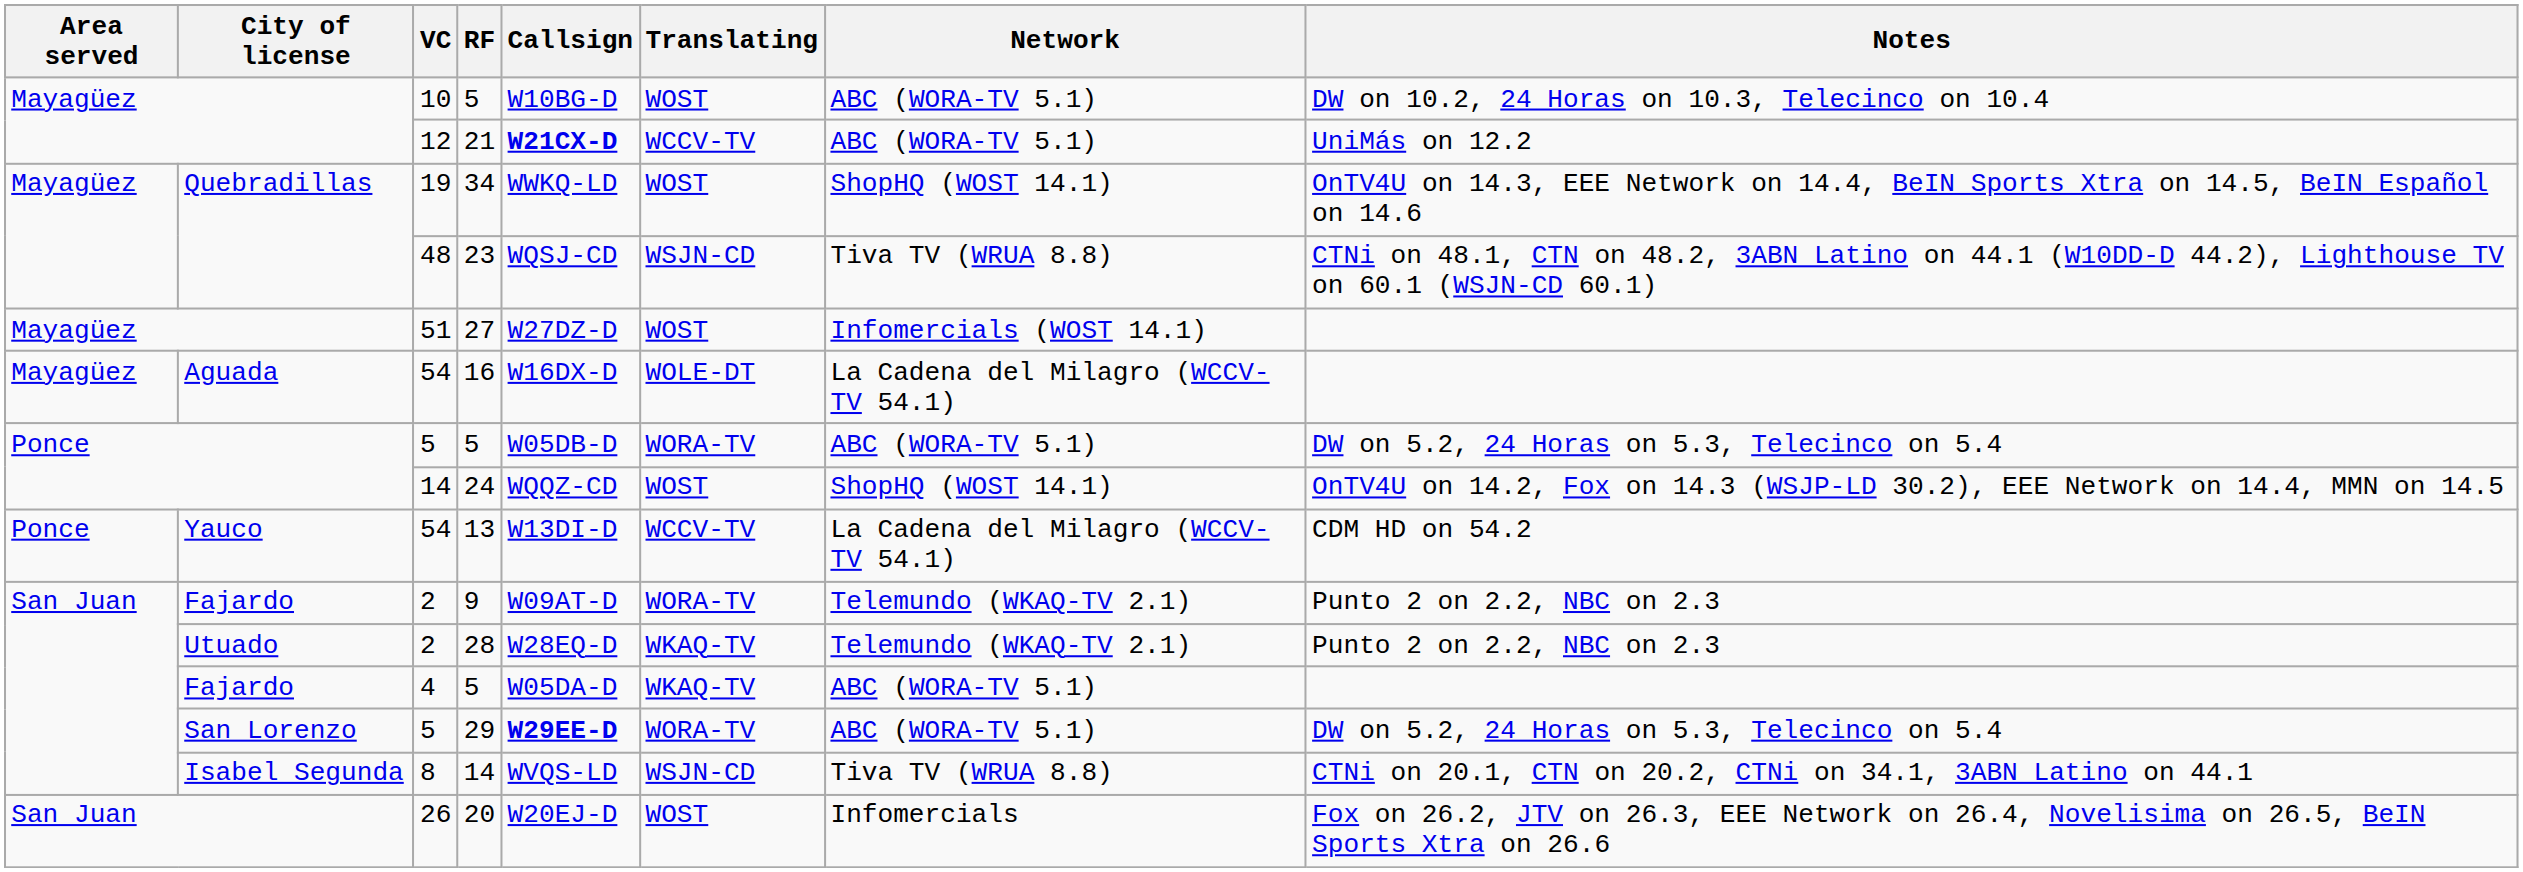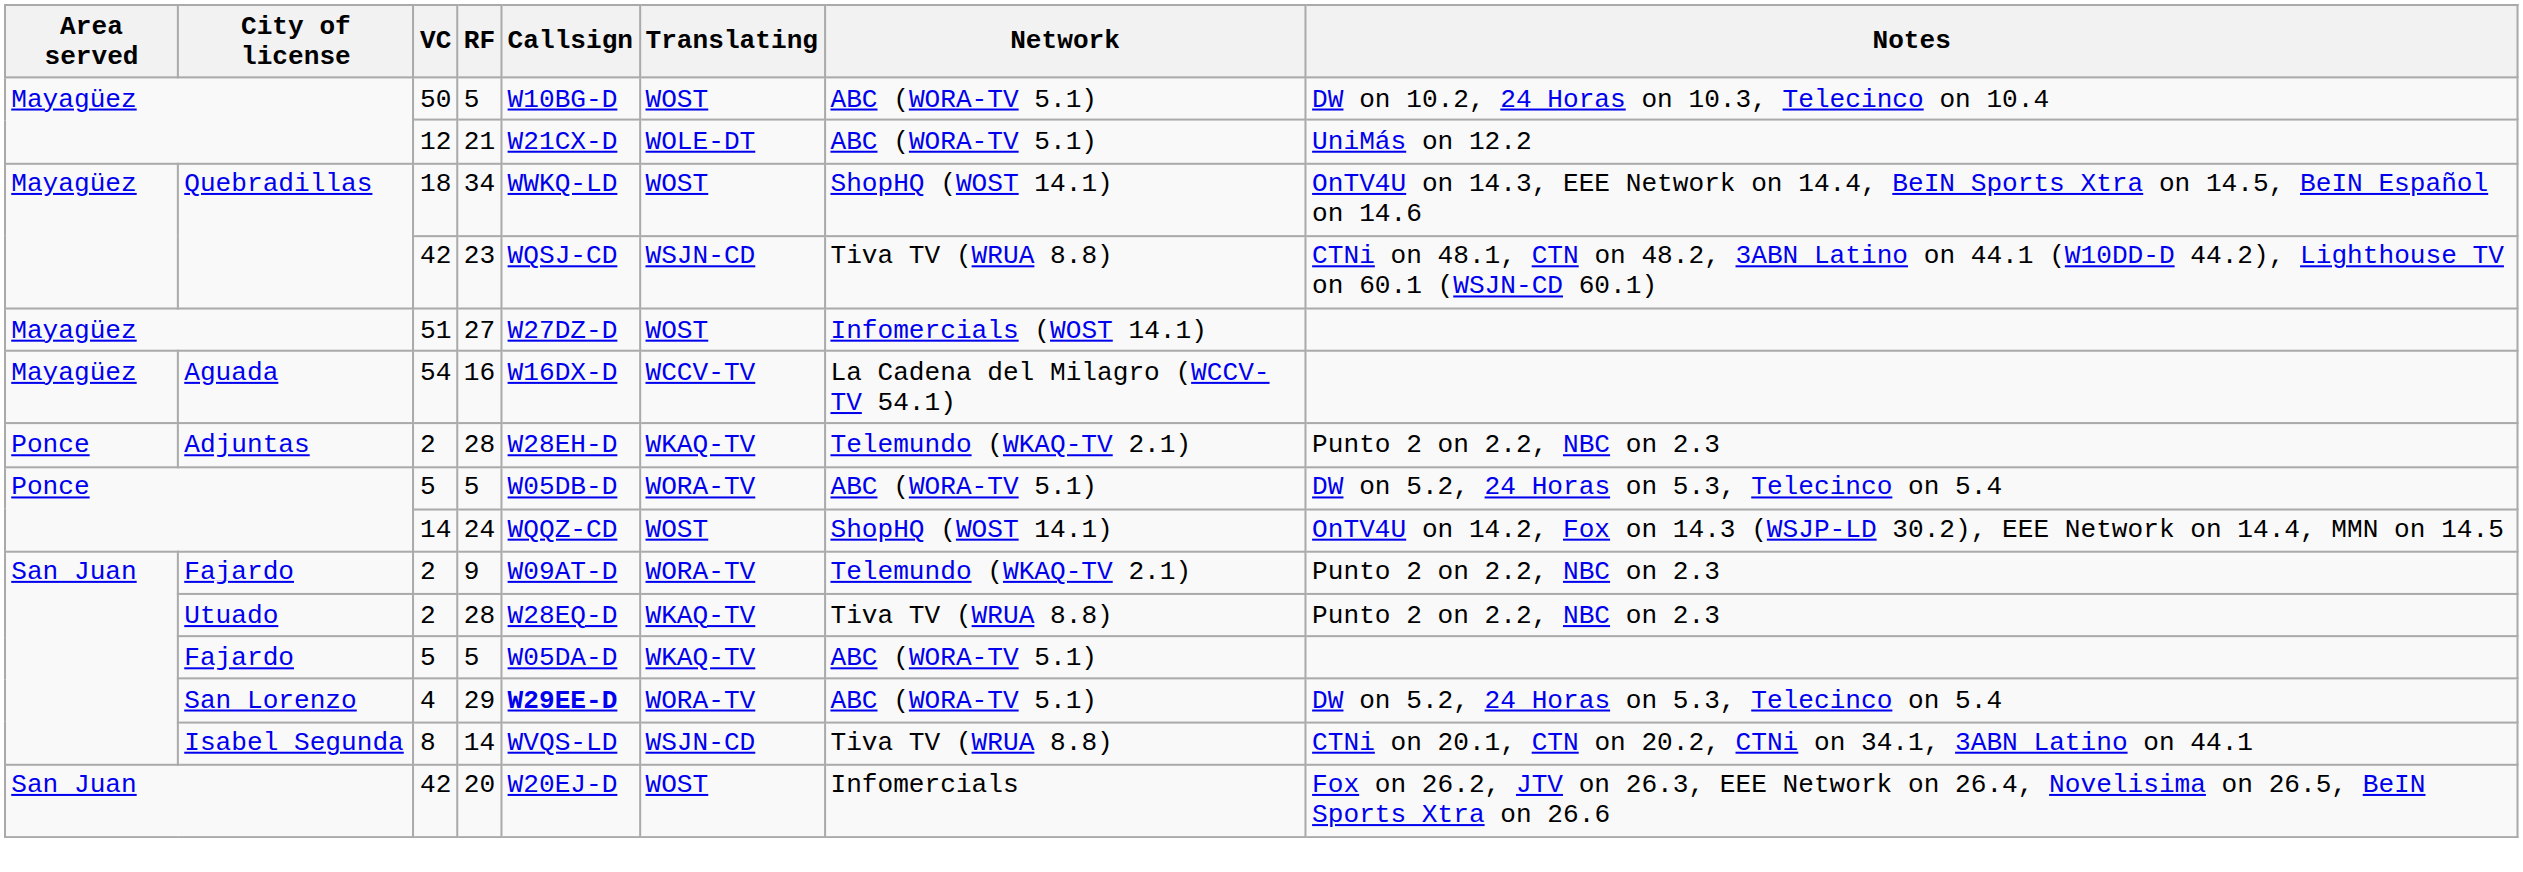(436, 99) 10 -> (436, 99) 50
(562, 142) bold -> (562, 142) normal
(700, 142) WCCV-TV -> (700, 142) WOLE-DT
(436, 184) 19 -> (436, 184) 18
(436, 257) 48 -> (436, 257) 42
(700, 372) WOLE-DT -> (700, 372) WCCV-TV
+ row: (247, 445)
- row: (223, 530)
(1011, 646) Telemundo (WKAQ-TV 2.1) -> (972, 615) Tiva TV (WRUA 8.8)
(428, 688) 4 -> (428, 658) 5
(428, 731) 5 -> (428, 701) 4
(436, 816) 26 -> (436, 786) 42
